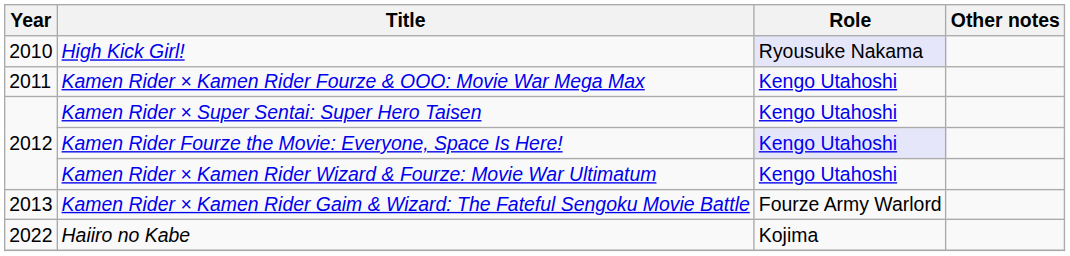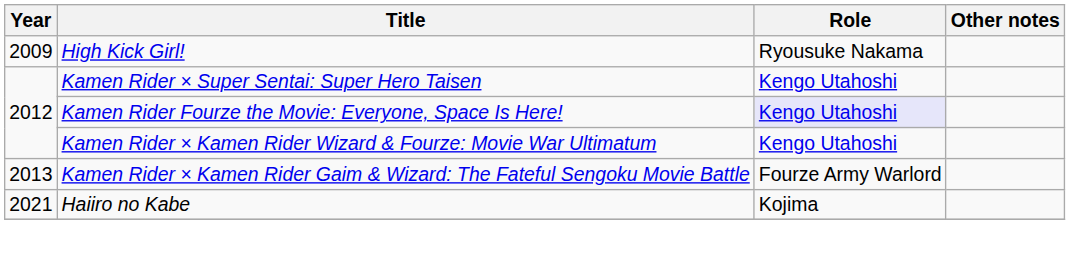(31, 51) 2010 -> (31, 51) 2009
(841, 51) lavender background -> (841, 51) no background
- row: (353, 82)
(31, 235) 2022 -> (31, 205) 2021
